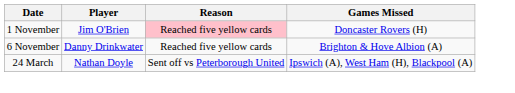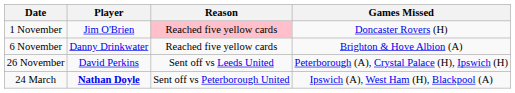+ row: (36, 63)
(104, 63) normal -> (109, 79) bold
